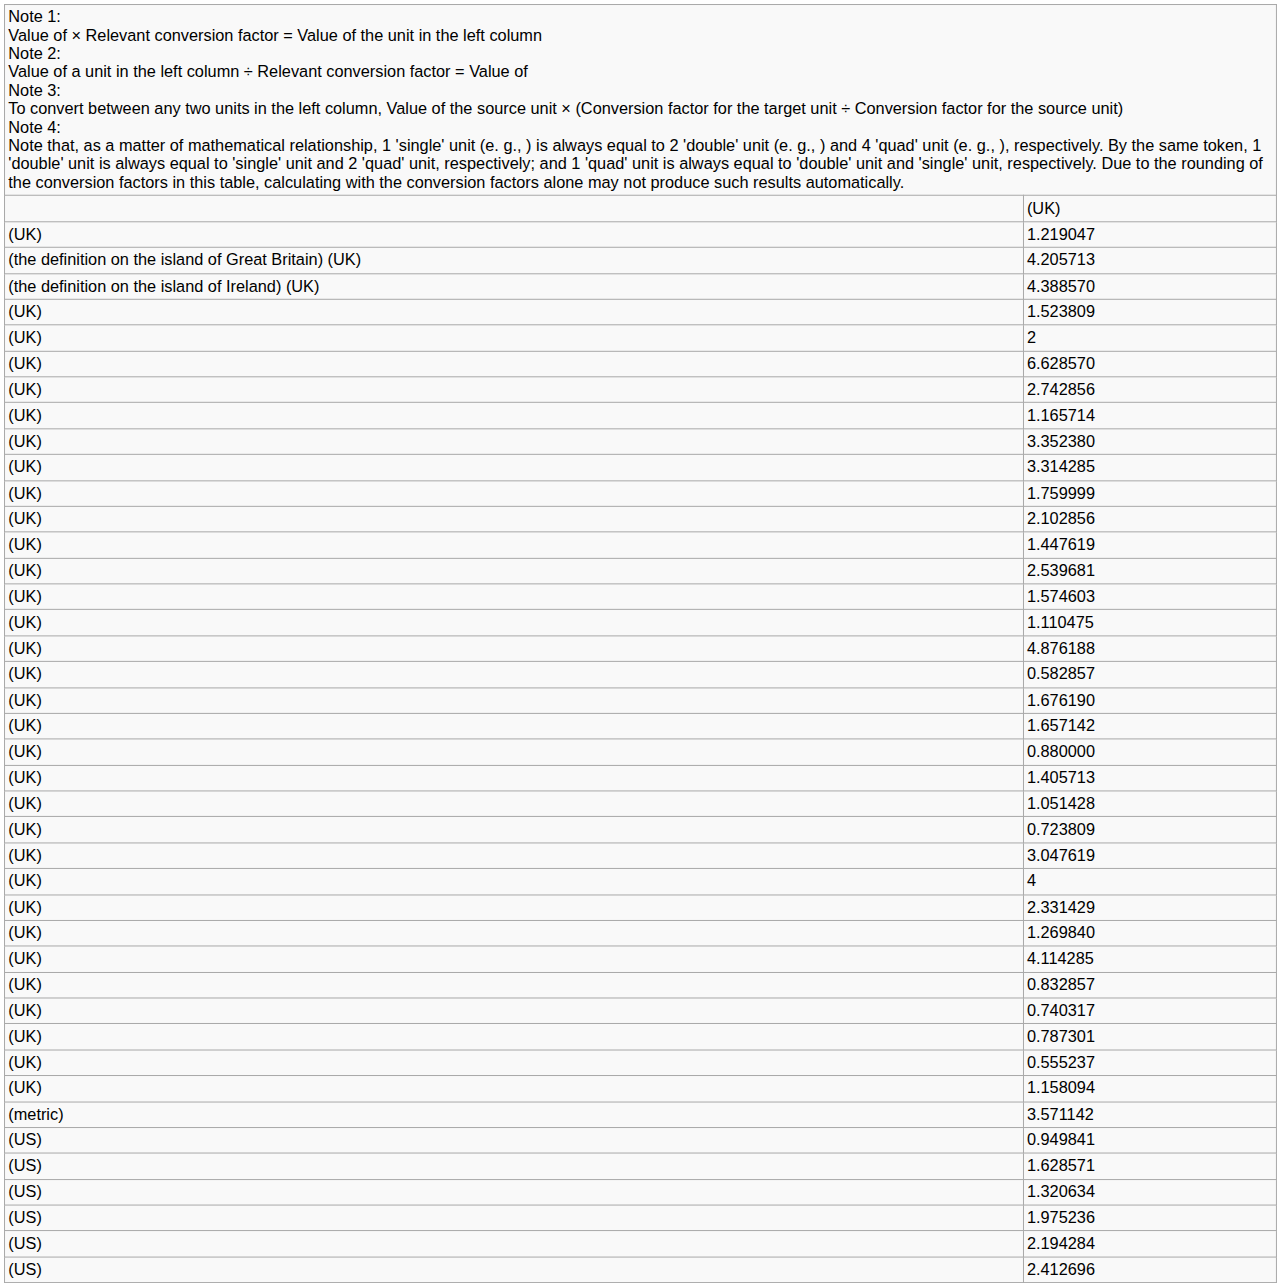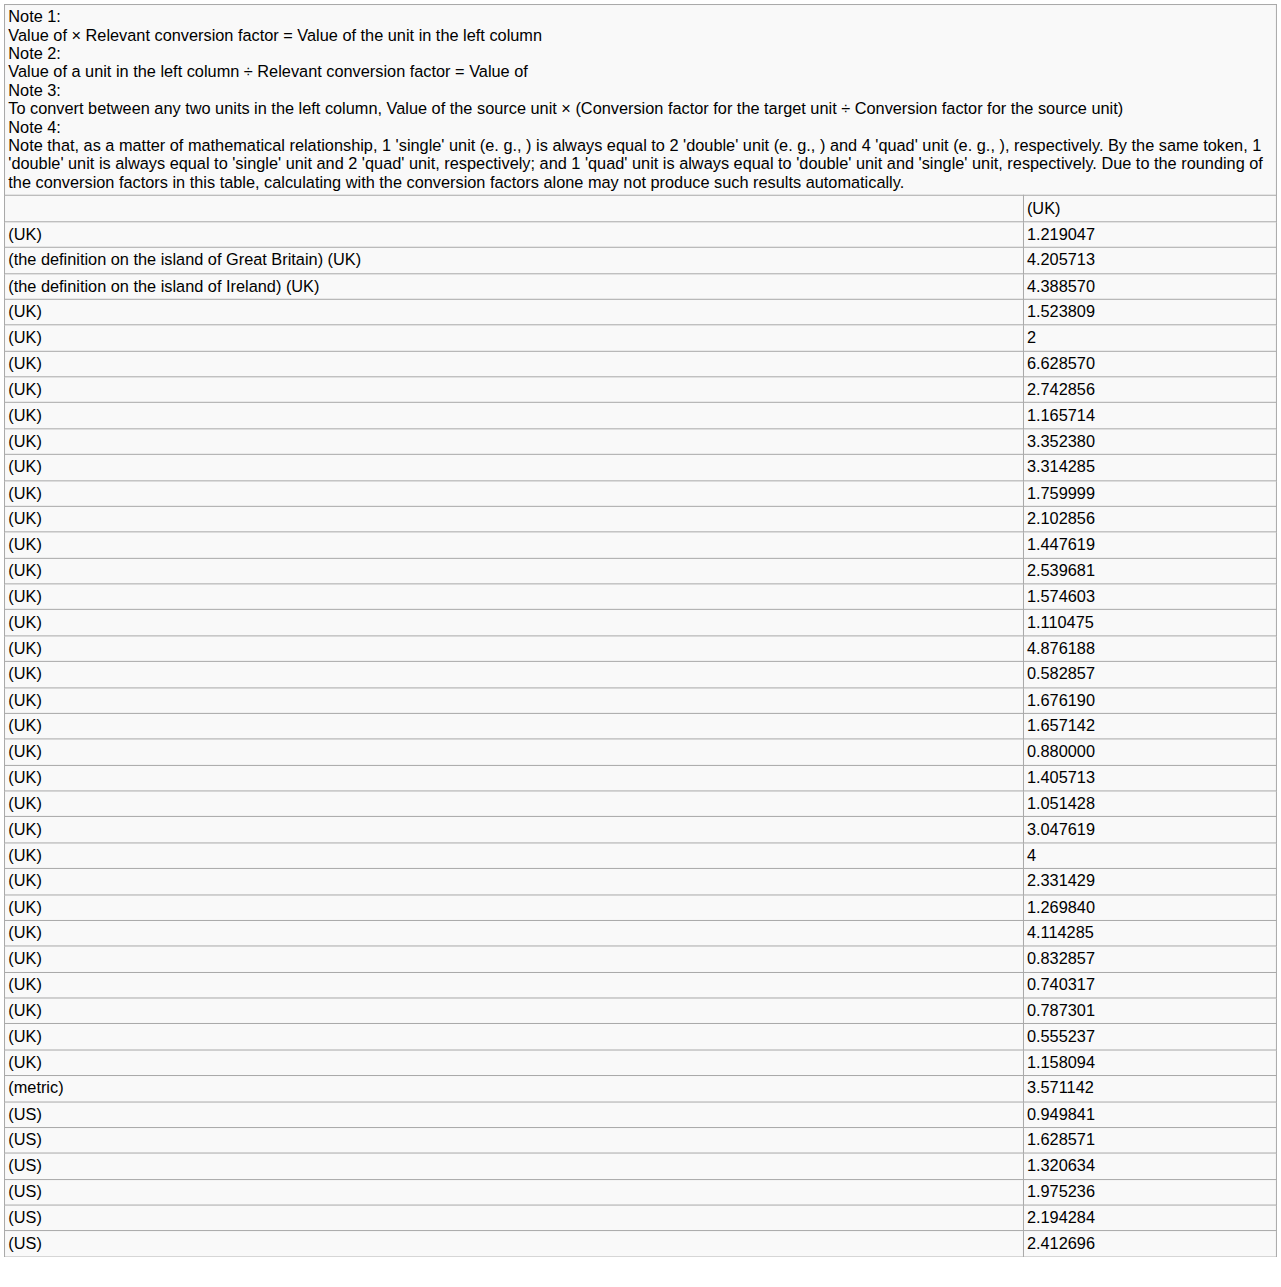- row: (1061, 829)
